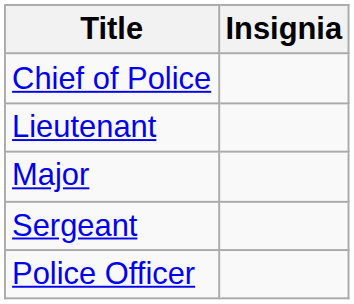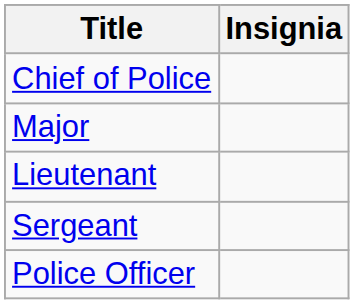rows swapped: (51, 175) <-> (84, 126)
